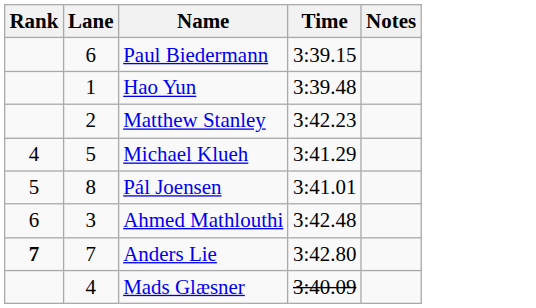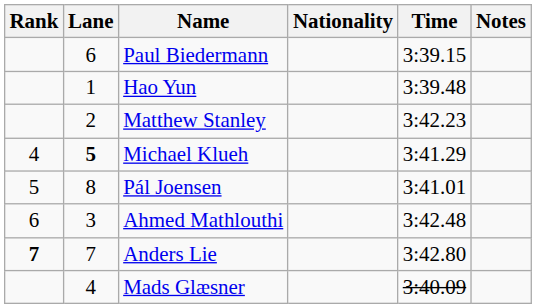+ column: (343, 21)
(91, 154) normal -> (91, 154) bold
